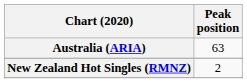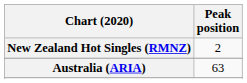rows swapped: (99, 48) <-> (99, 68)
